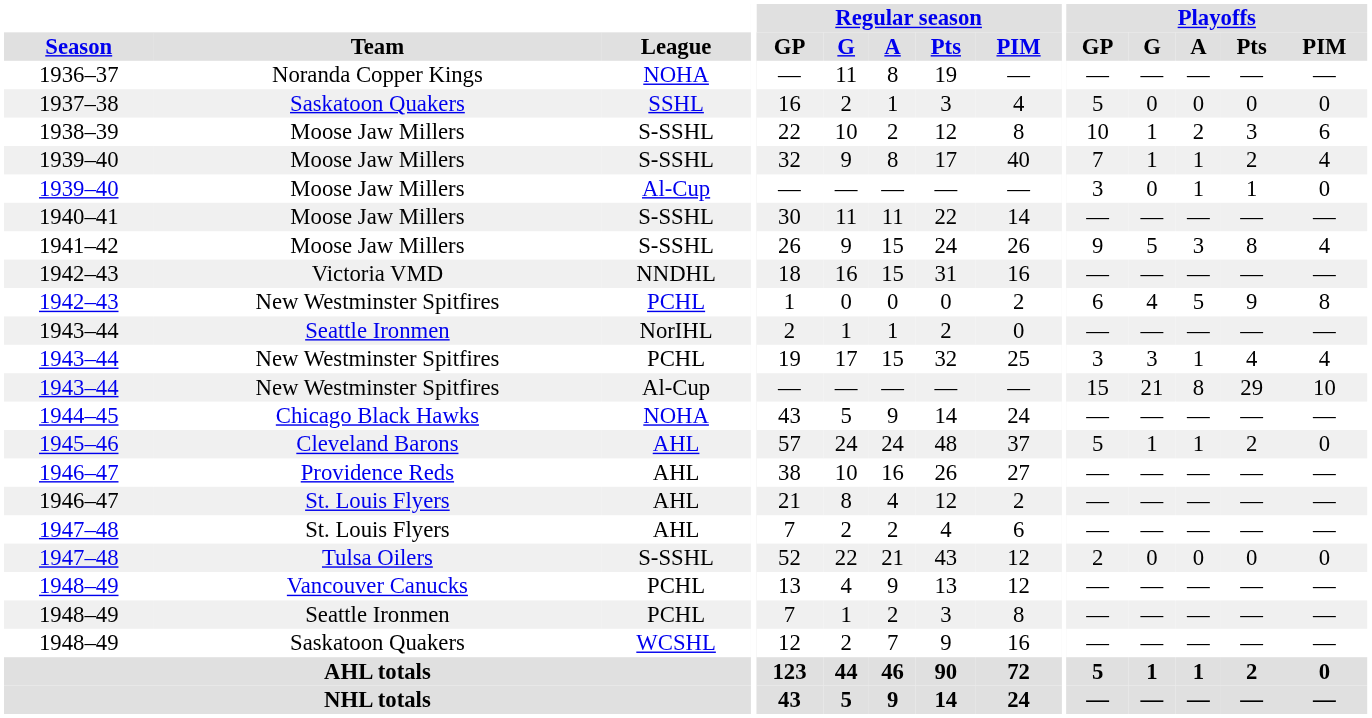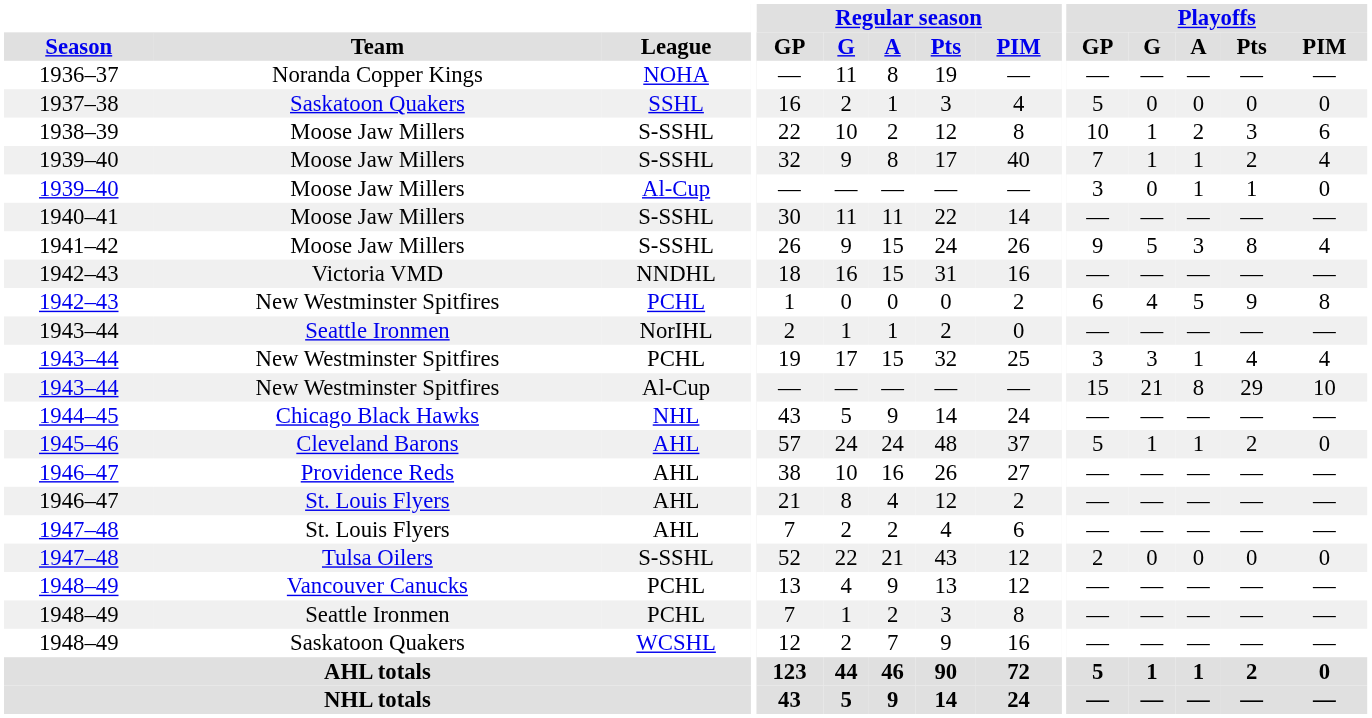(676, 415) NOHA -> (676, 415) NHL
